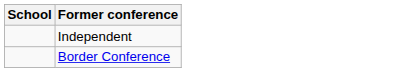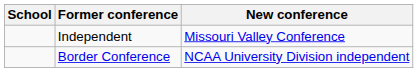+ column: (297, 15)
